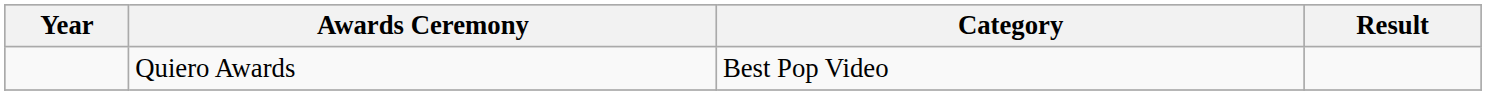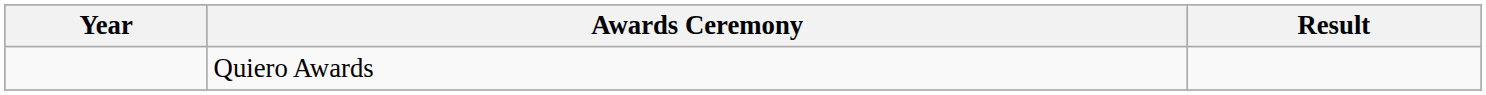- column: (1011, 25)
